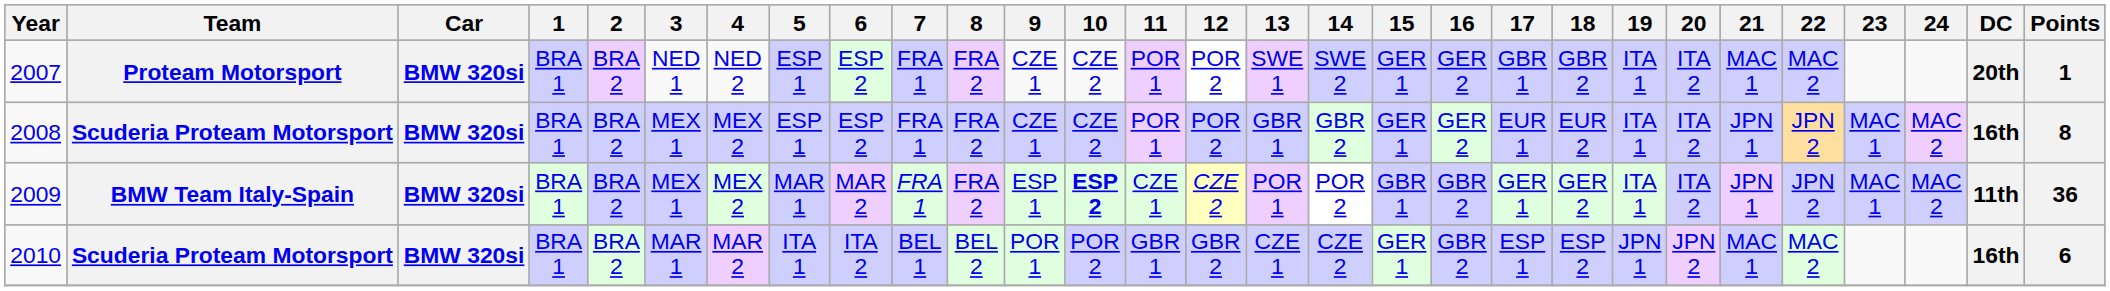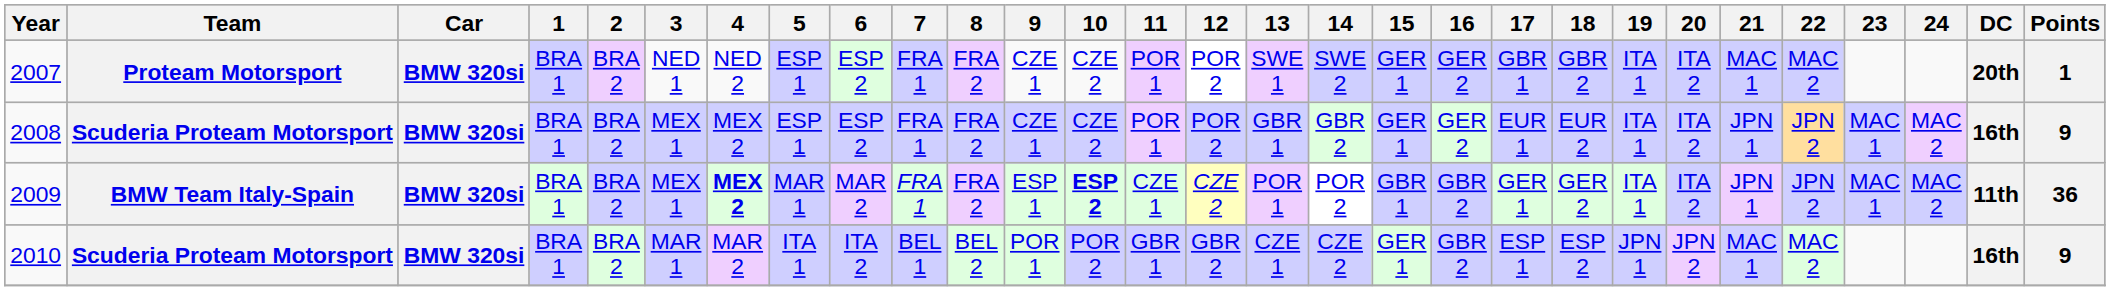(2065, 132) 8 -> (2065, 132) 9
(738, 193) normal -> (738, 193) bold
(2065, 255) 6 -> (2065, 255) 9
